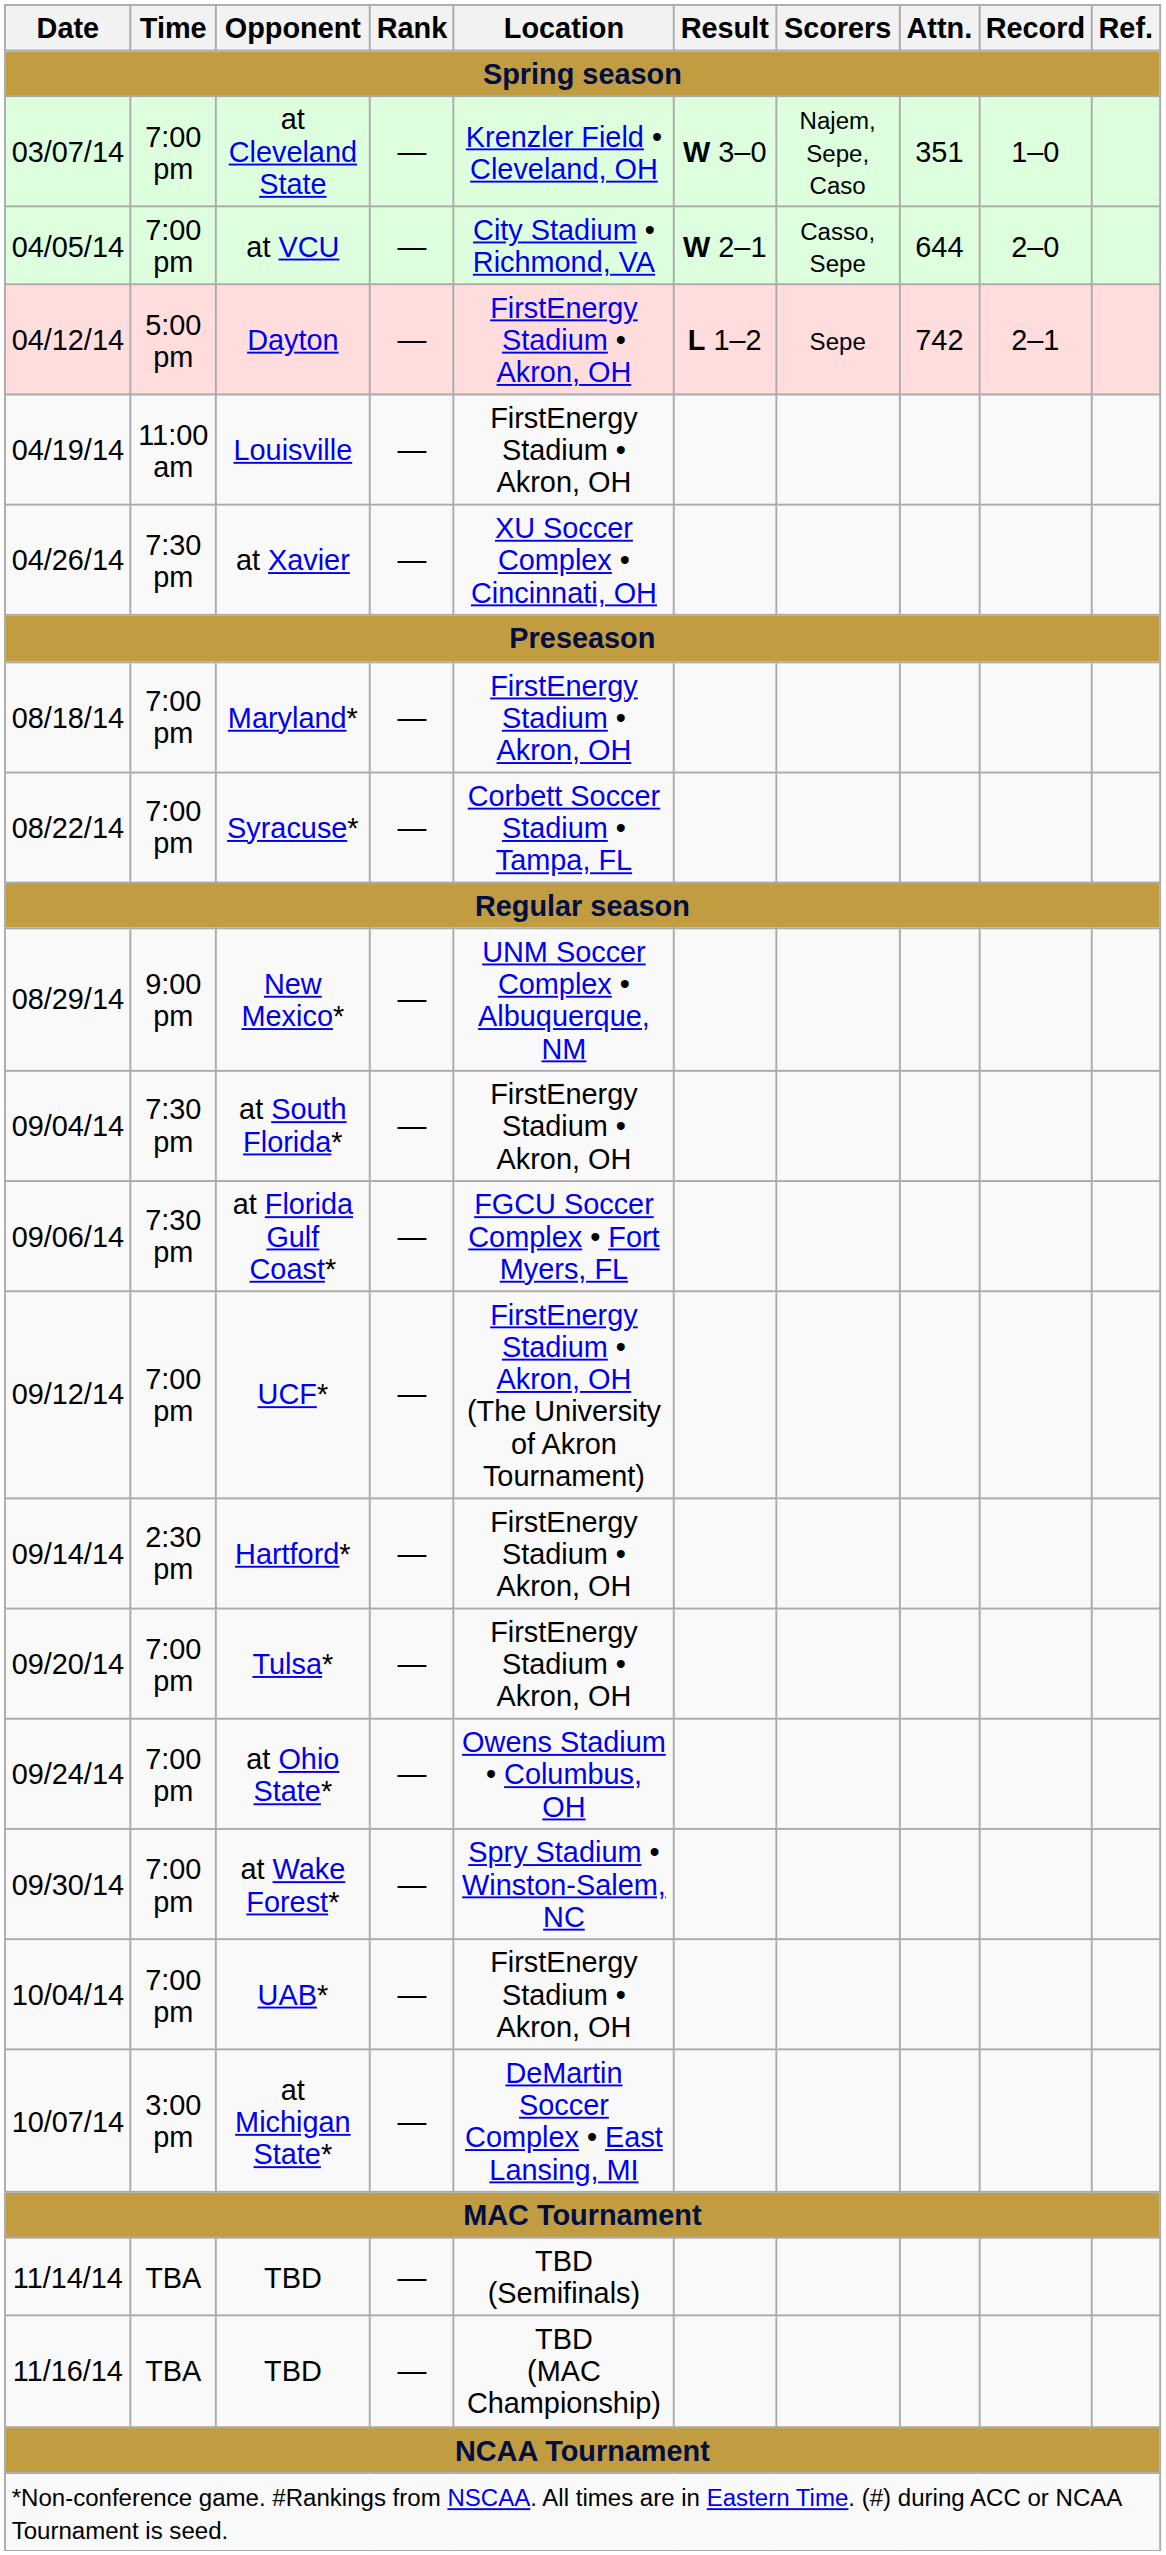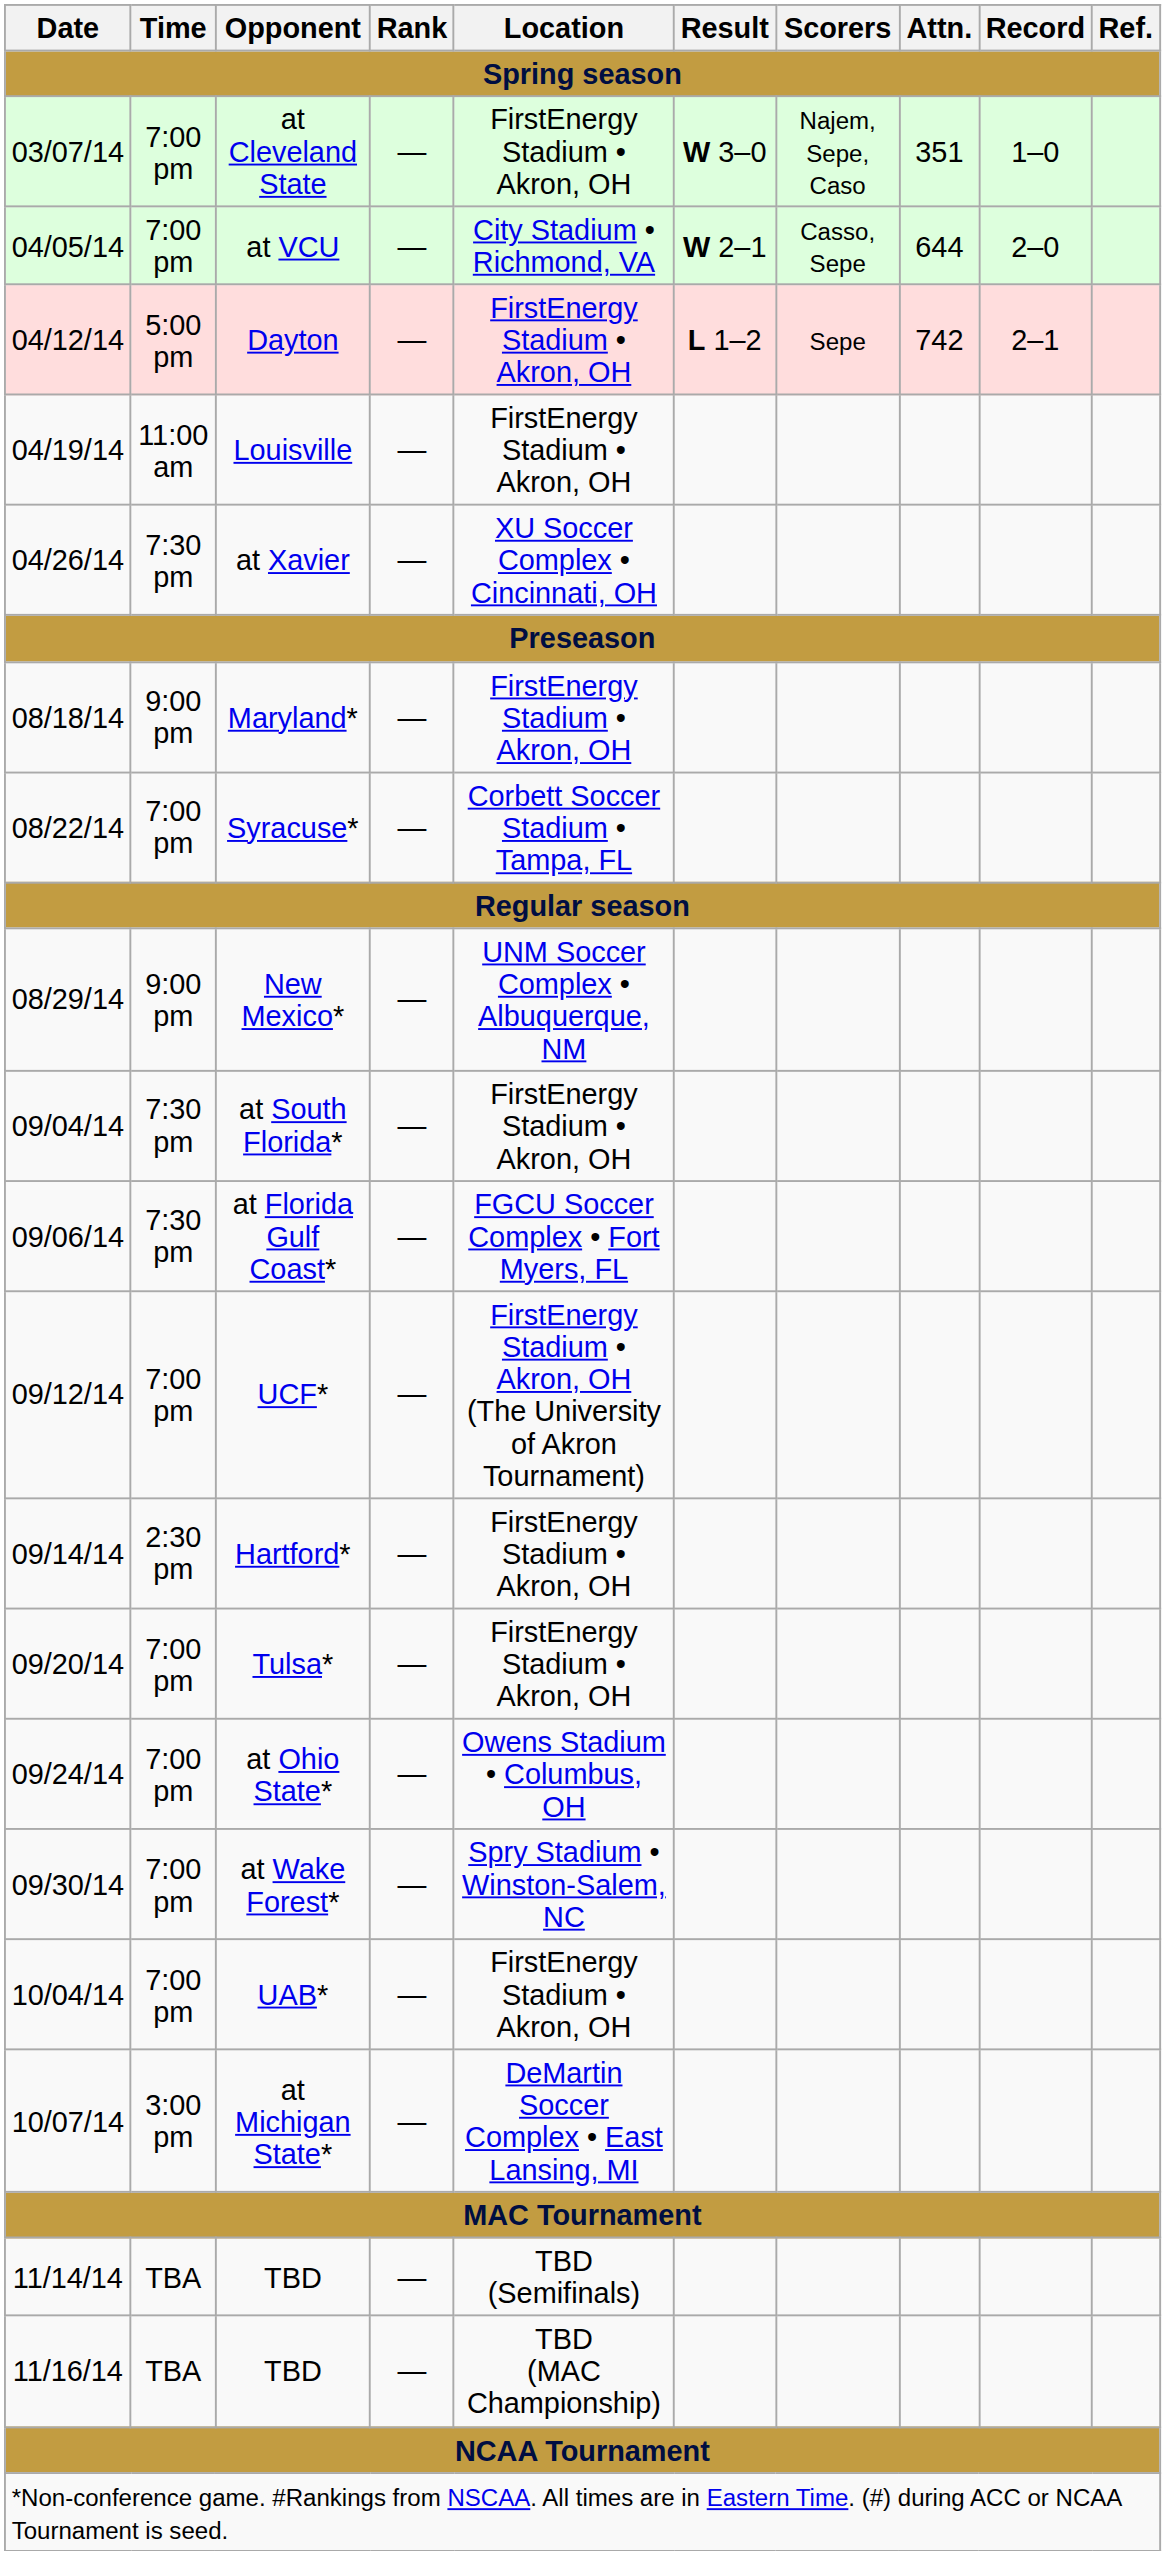(564, 152) Krenzler Field • Cleveland, OH -> (564, 152) FirstEnergy Stadium • Akron, OH
(173, 717) 7:00 pm -> (173, 717) 9:00 pm
